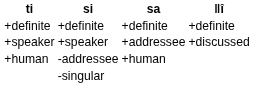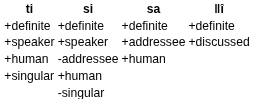+ row: (29, 76)
